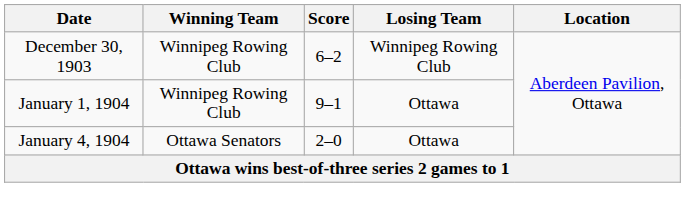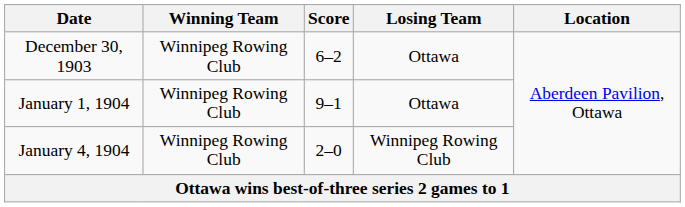(434, 55) Winnipeg Rowing Club -> (434, 55) Ottawa
(224, 140) Ottawa Senators -> (224, 150) Winnipeg Rowing Club
(434, 140) Ottawa -> (434, 150) Winnipeg Rowing Club
